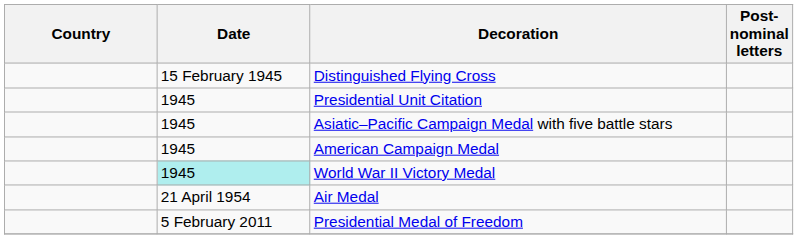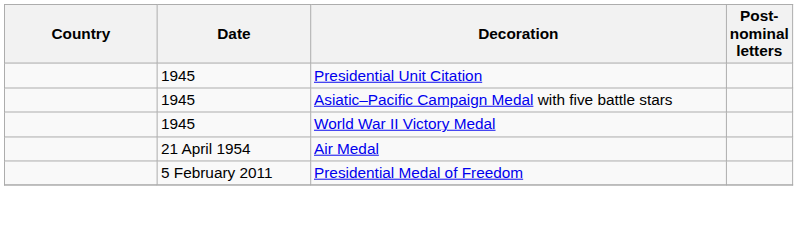- row: (405, 75)
- row: (406, 148)
(178, 173) paleturquoise background -> (178, 124) no background
